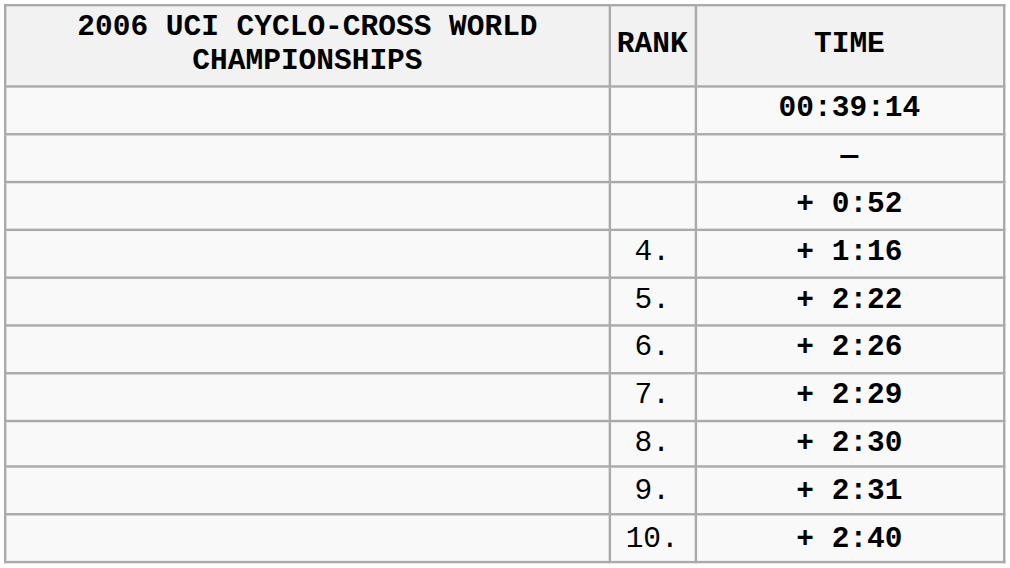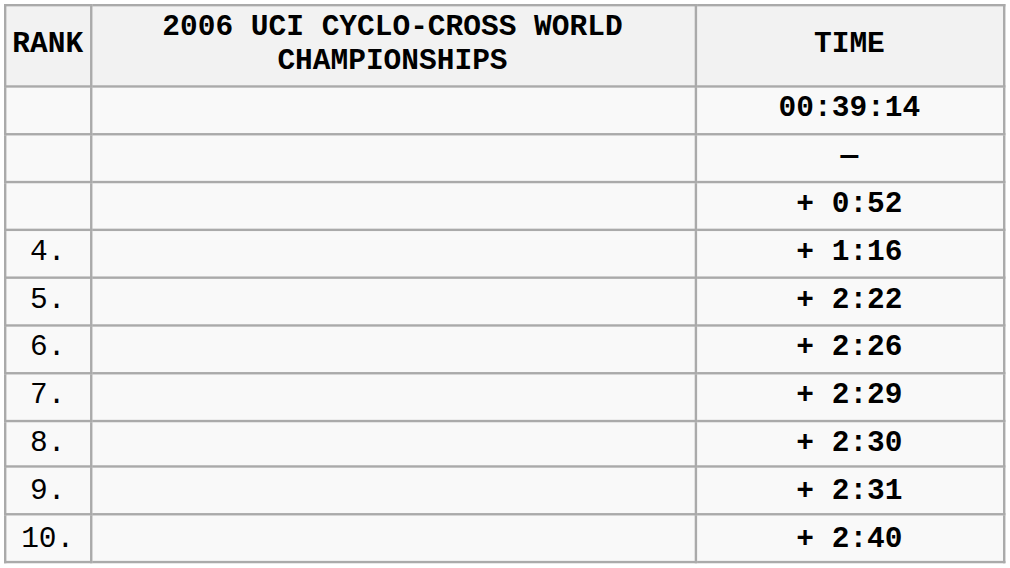columns swapped: (652, 46) <-> (307, 46)
